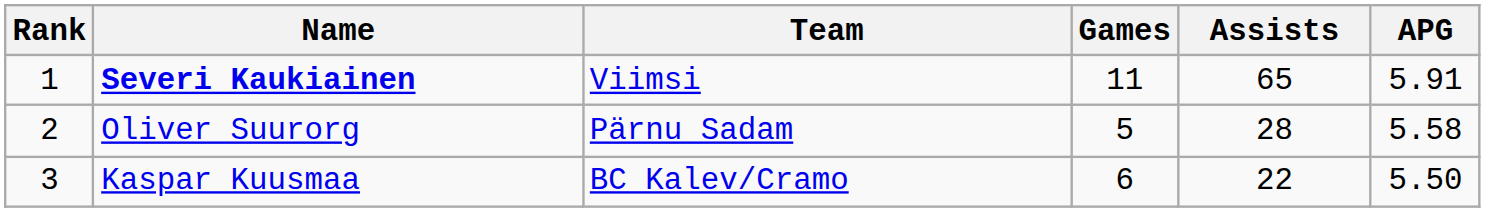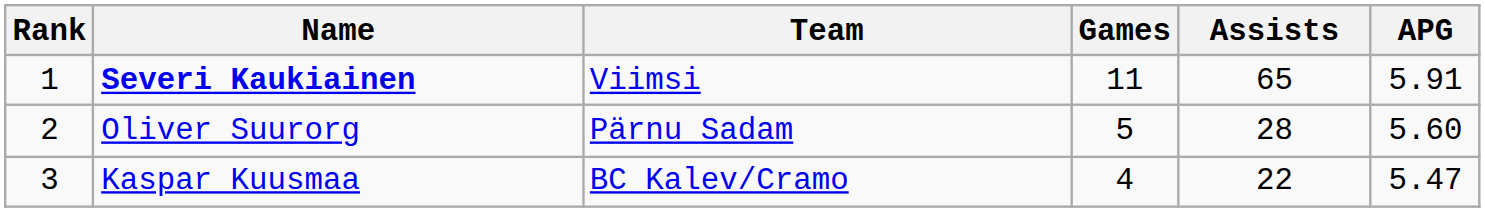(1425, 131) 5.58 -> (1425, 131) 5.60
(1125, 181) 6 -> (1125, 181) 4
(1425, 181) 5.50 -> (1425, 181) 5.47
